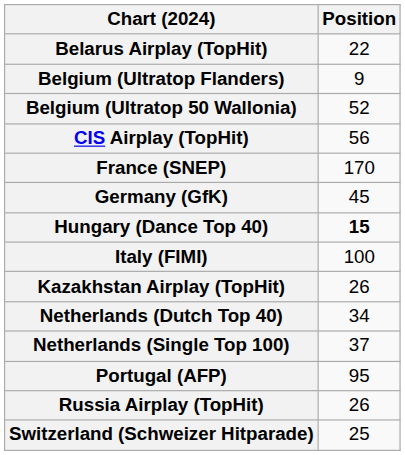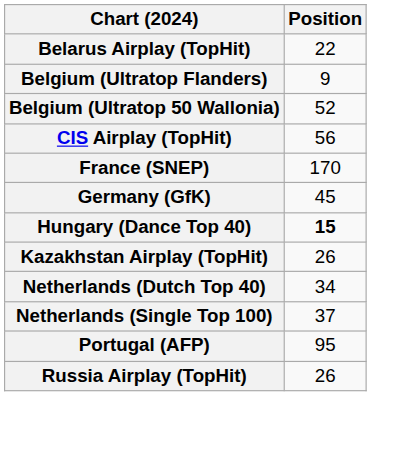- row: (161, 256)
- row: (161, 434)
